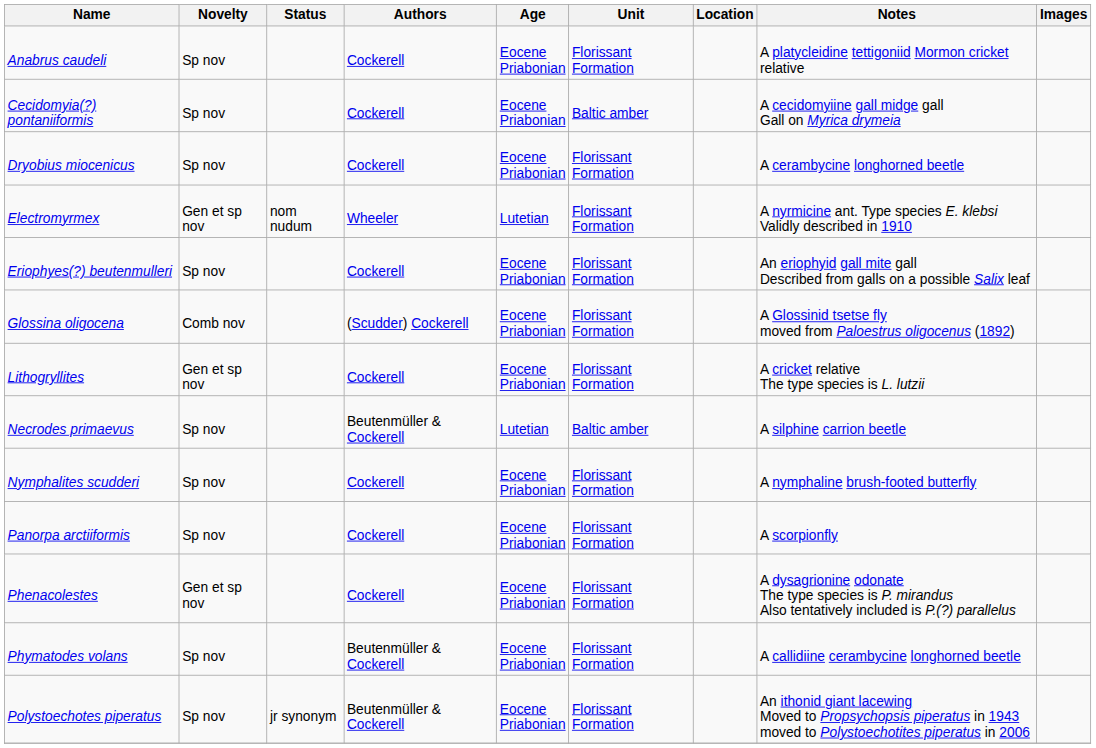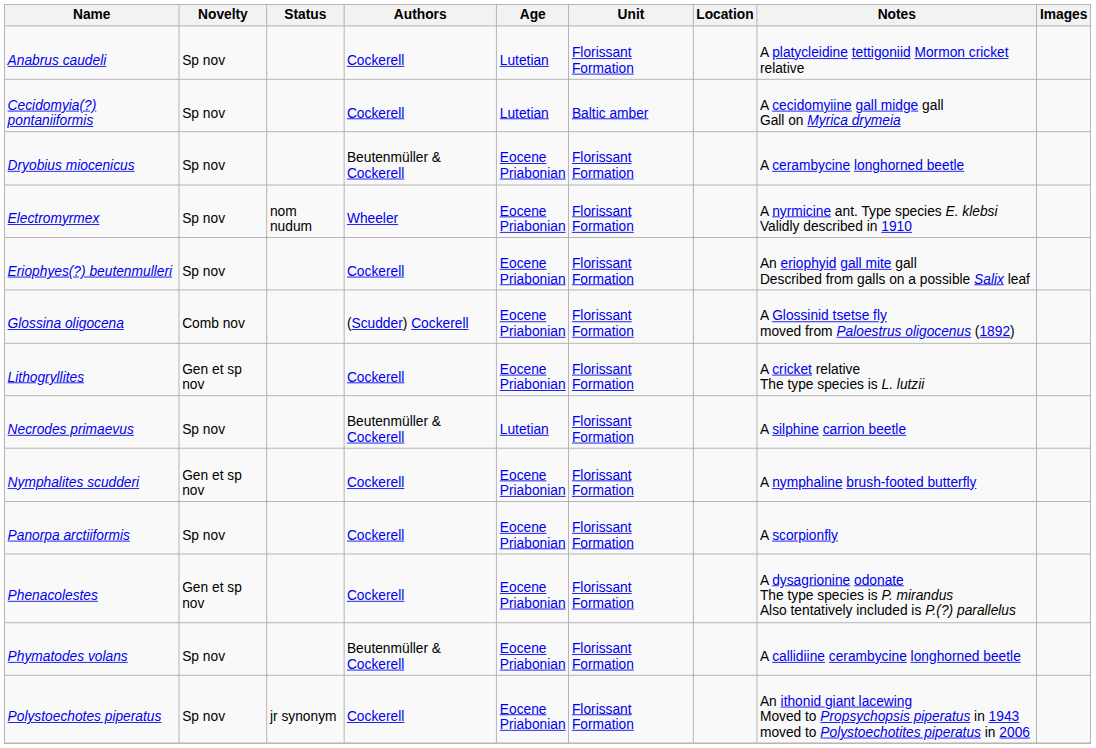(533, 60) Eocene Priabonian -> (524, 60) Lutetian
(533, 113) Eocene Priabonian -> (524, 113) Lutetian
(376, 166) Cockerell -> (394, 166) Beutenmüller & Cockerell
(212, 218) Gen et sp nov -> (204, 218) Sp nov
(524, 218) Lutetian -> (533, 218) Eocene Priabonian
(610, 429) Baltic amber -> (603, 429) Florissant Formation
(204, 482) Sp nov -> (212, 482) Gen et sp nov
(394, 717) Beutenmüller & Cockerell -> (376, 717) Cockerell
